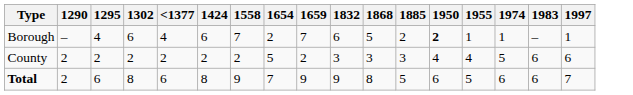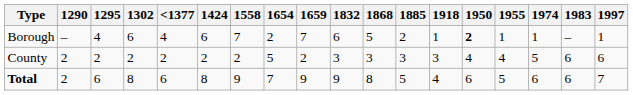+ column: (446, 15)
